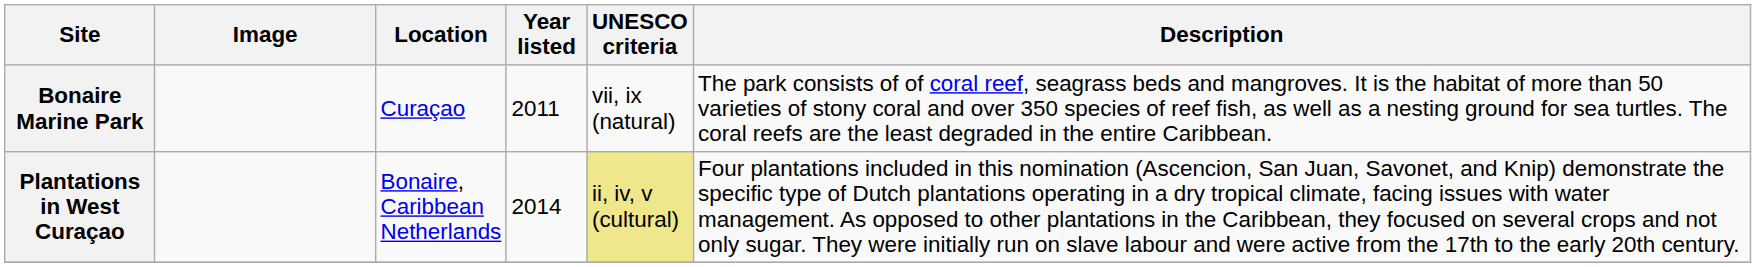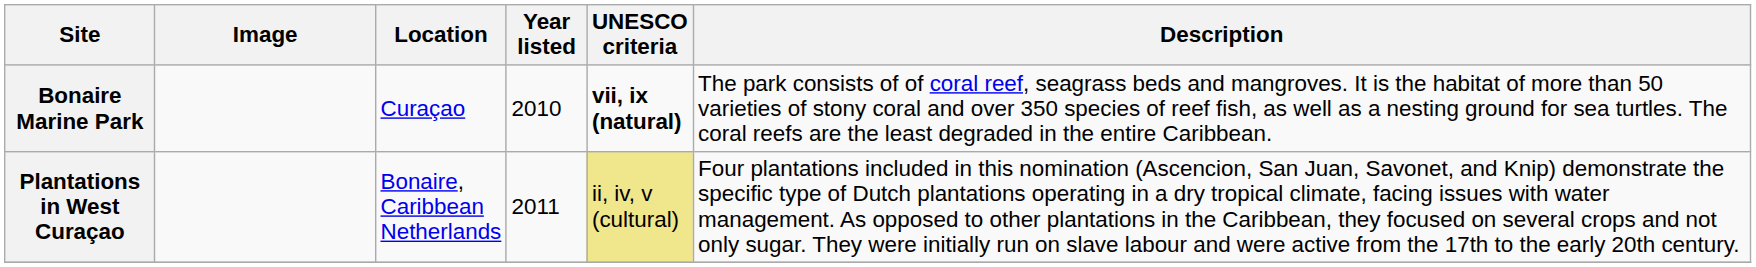(536, 108) 2011 -> (537, 108) 2010
(634, 108) normal -> (637, 108) bold
(537, 206) 2014 -> (536, 206) 2011
